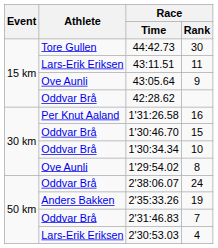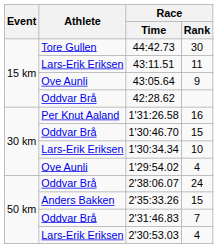(69, 150) Oddvar Brå -> (82, 150) Lars-Erik Eriksen
(197, 167) 8 -> (197, 167) 4
(197, 201) 19 -> (197, 201) 15
